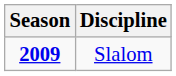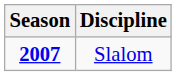(40, 53) 2009 -> (40, 53) 2007
